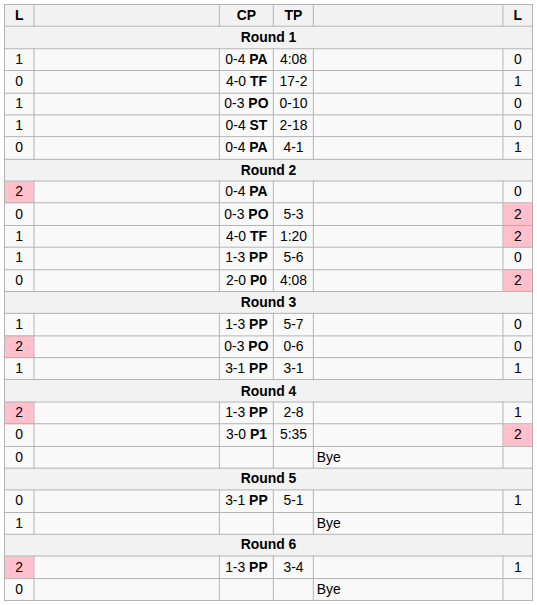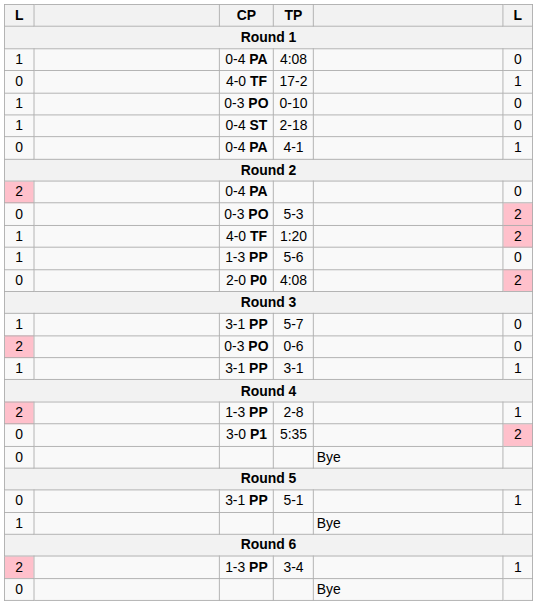(246, 324) 1-3 PP -> (246, 324) 3-1 PP
